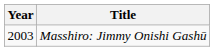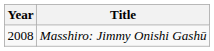(21, 35) 2003 -> (21, 35) 2008
